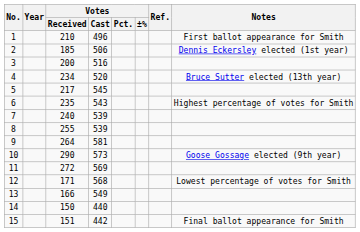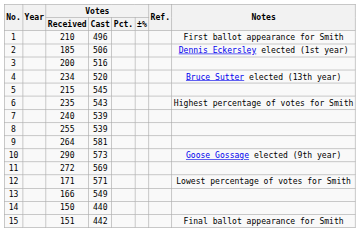(67, 90) 217 -> (67, 90) 215
(100, 182) 568 -> (100, 182) 571
